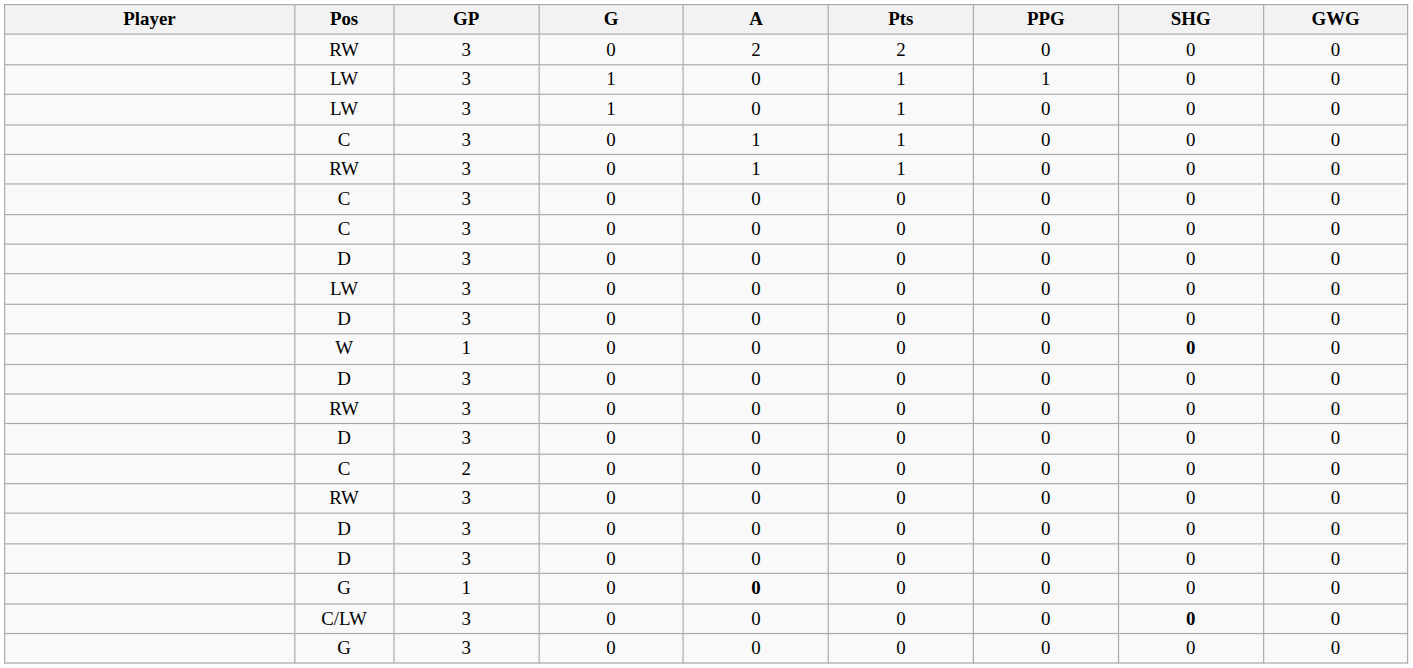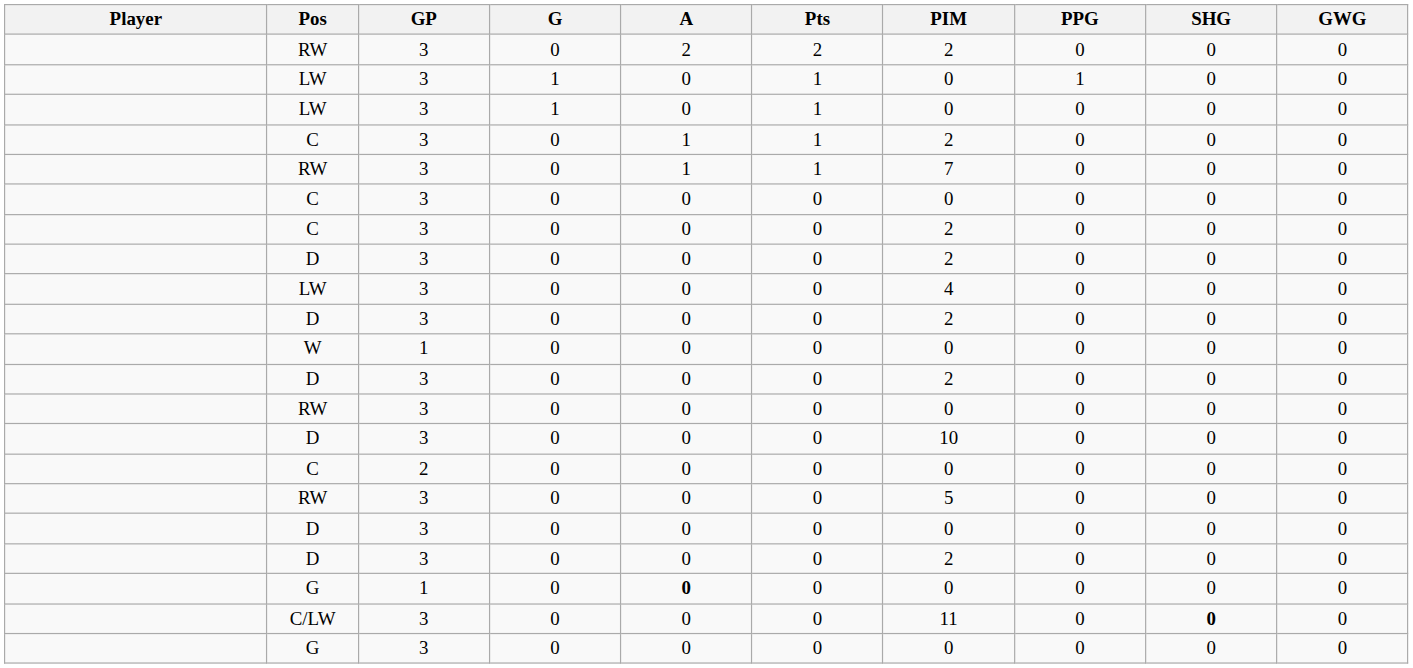+ column: (949, 19)
(1191, 348) bold -> (1211, 348) normal
